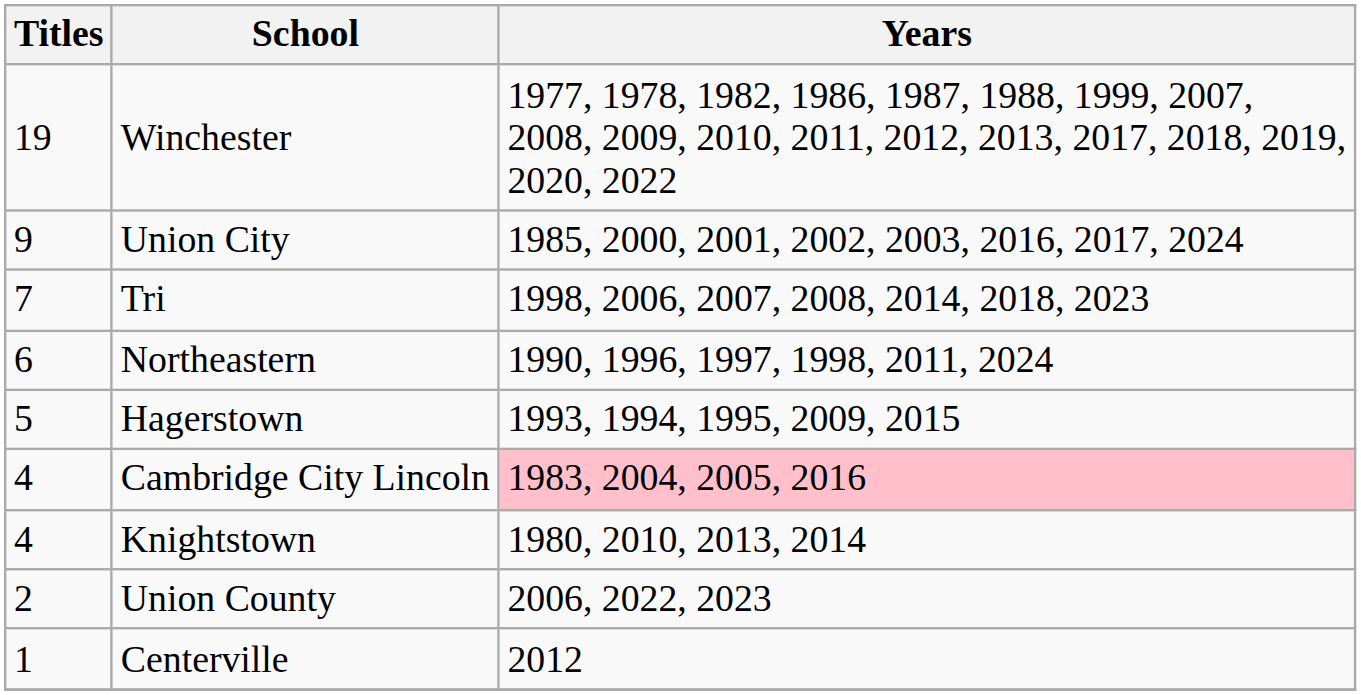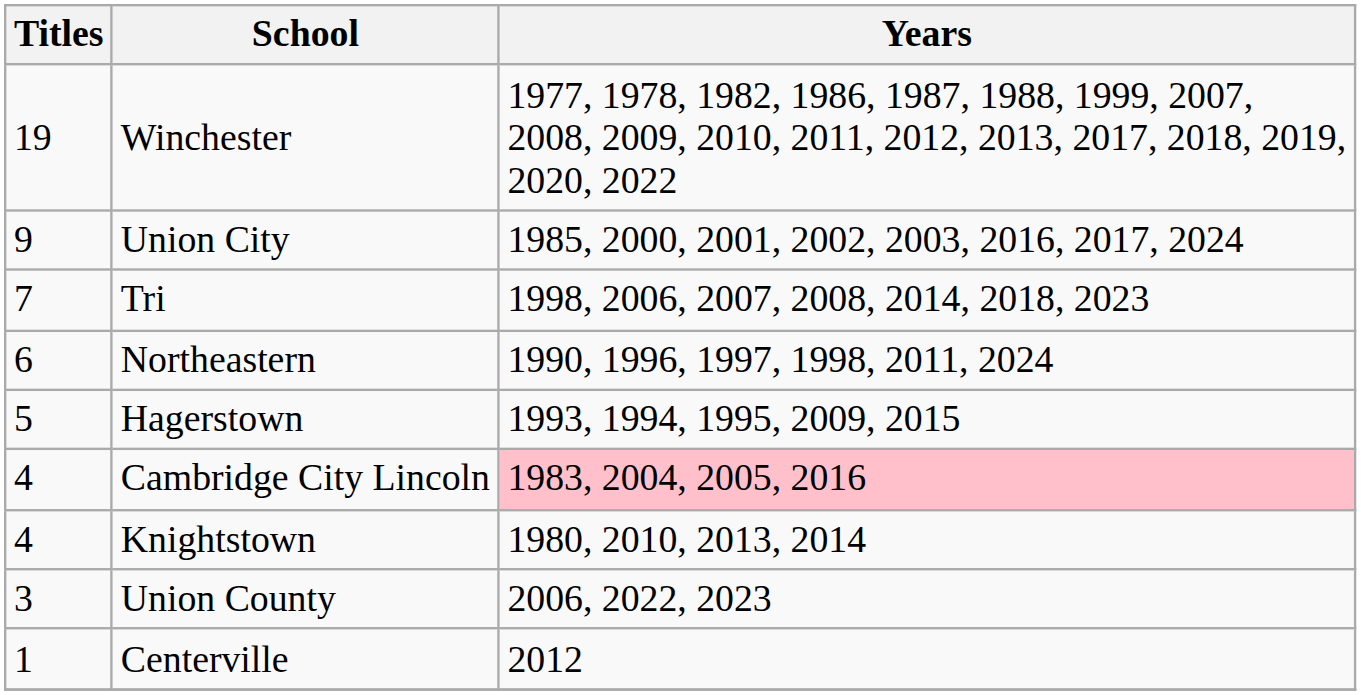(23, 598) 2 -> (23, 598) 3
